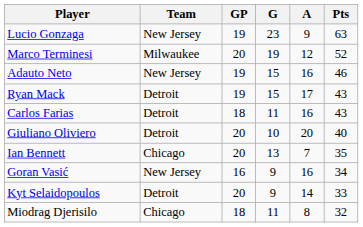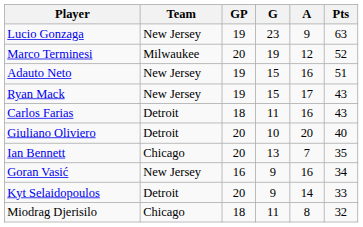(341, 73) 46 -> (341, 73) 51
(161, 93) Detroit -> (172, 93) New Jersey
